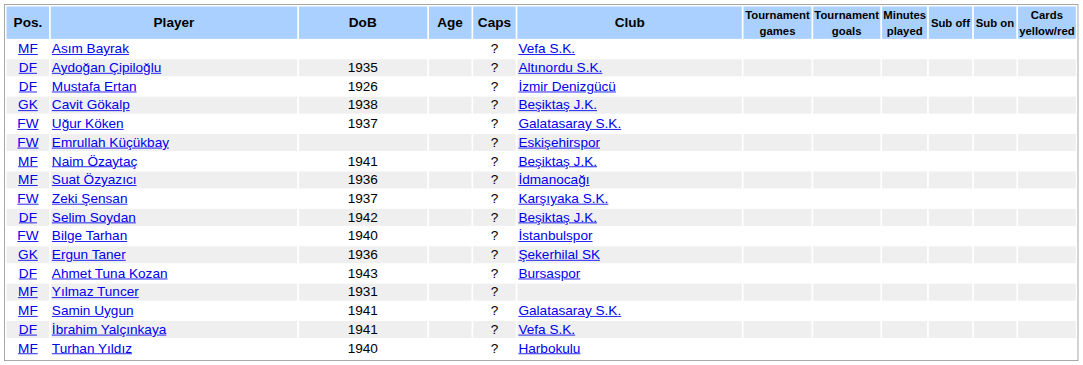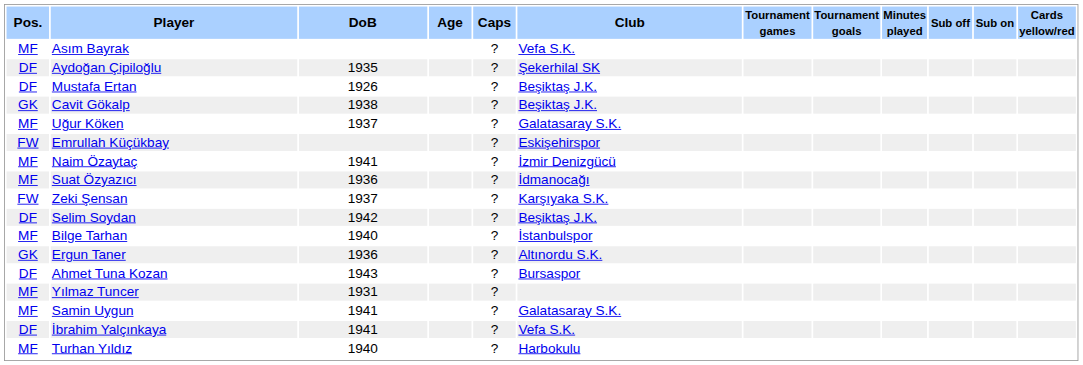(560, 67) Altınordu S.K. -> (559, 67) Şekerhilal SK
(567, 86) İzmir Denizgücü -> (558, 86) Beşiktaş J.K.
(28, 123) FW -> (28, 123) MF
(558, 161) Beşiktaş J.K. -> (567, 161) İzmir Denizgücü
(28, 236) FW -> (28, 236) MF
(559, 254) Şekerhilal SK -> (560, 254) Altınordu S.K.
